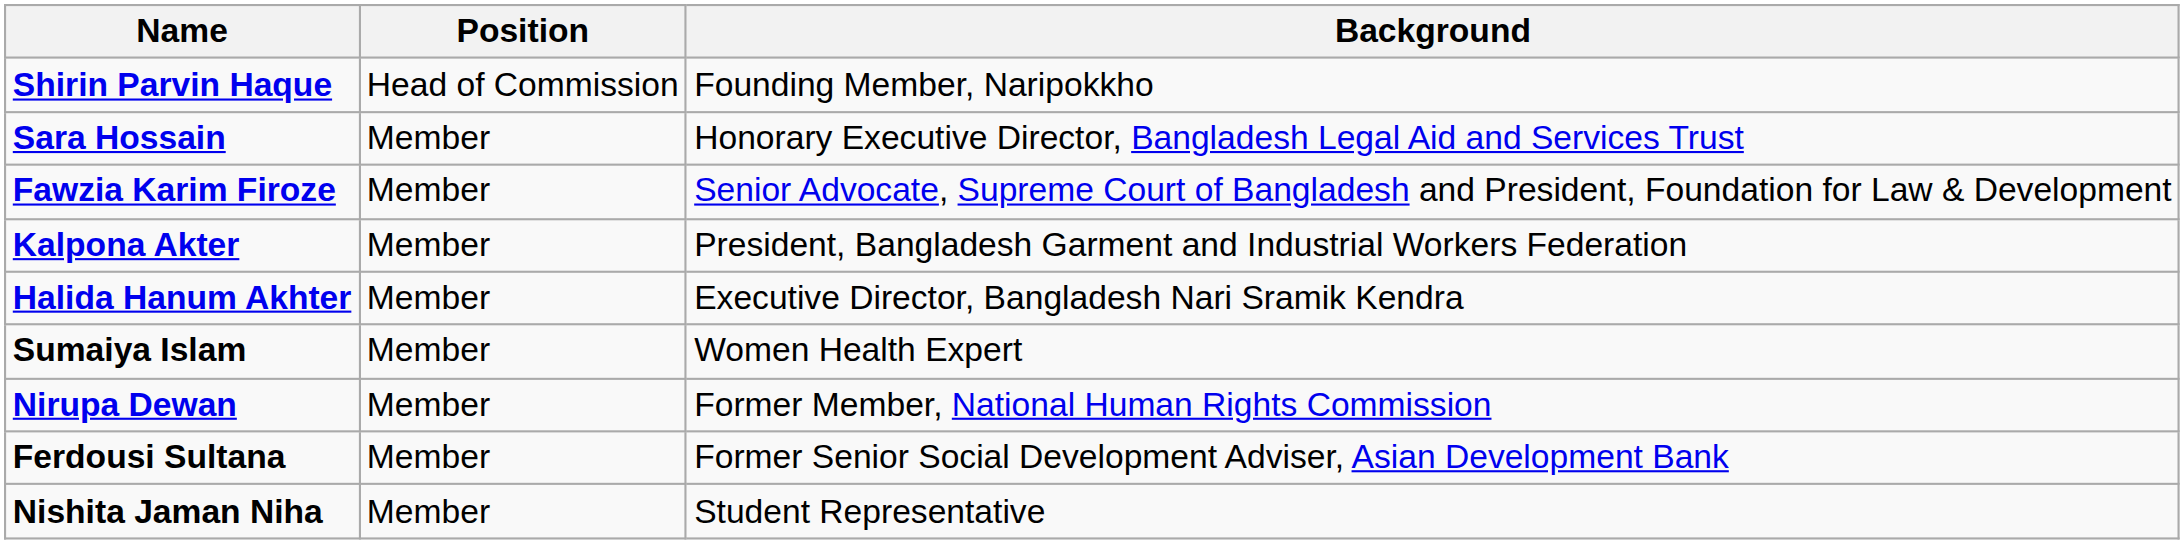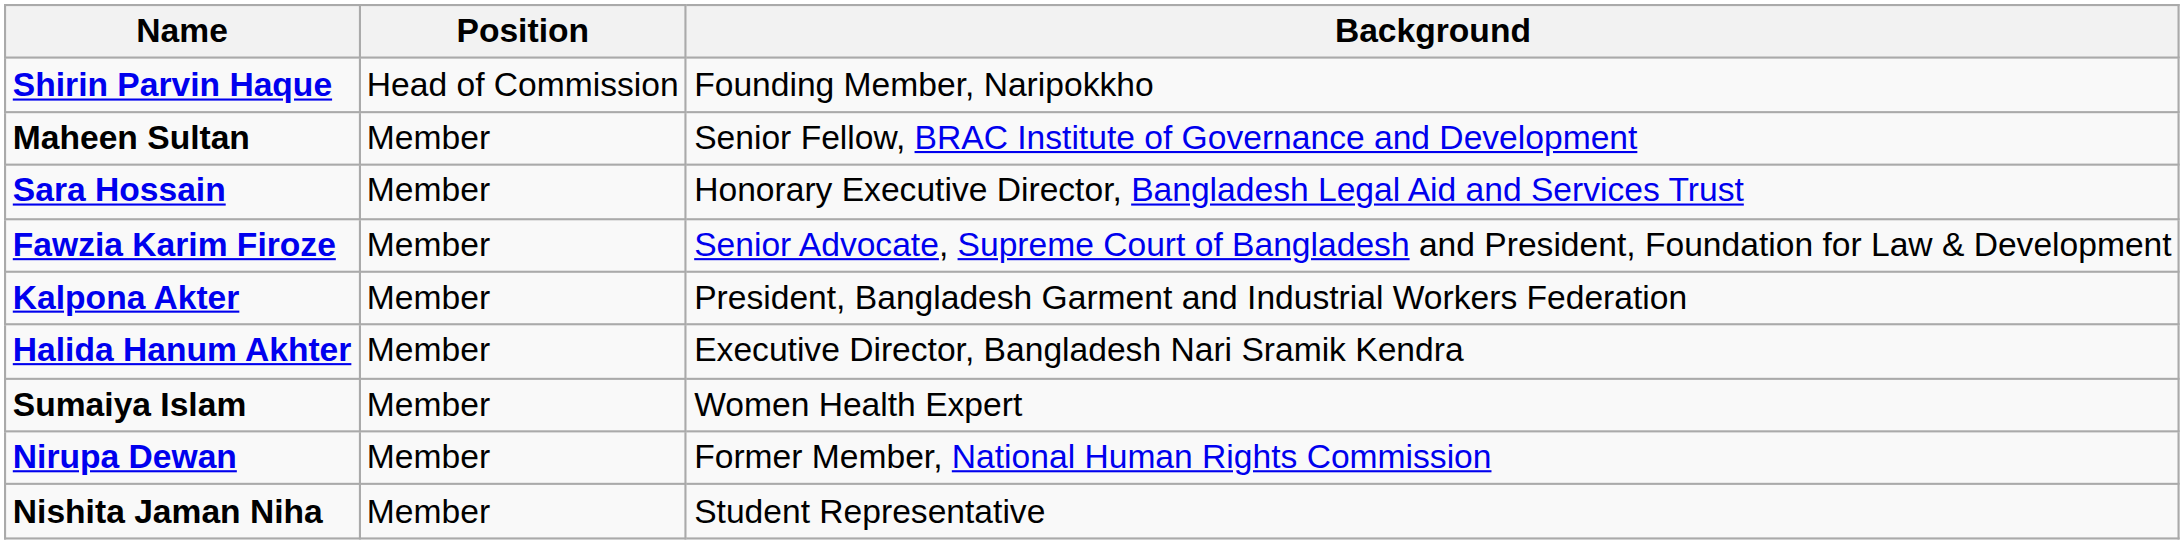+ row: (131, 137)
- row: (149, 457)
